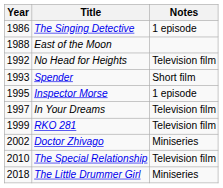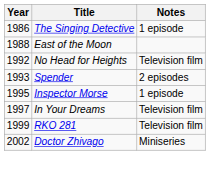(174, 77) Short film -> (164, 77) 2 episodes
- row: (91, 158)
- row: (87, 175)
